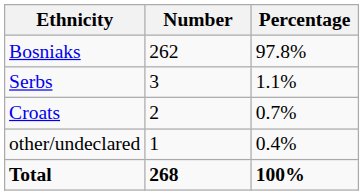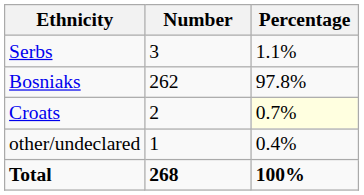rows swapped: (45, 50) <-> (31, 81)
(276, 112) no background -> (276, 112) lightyellow background
